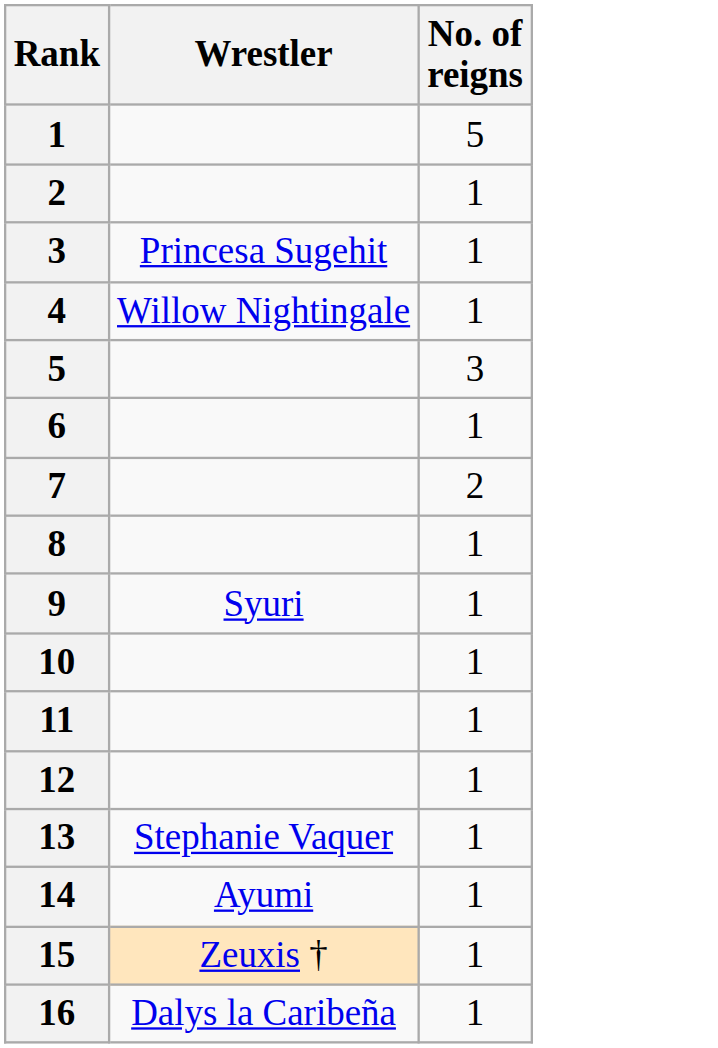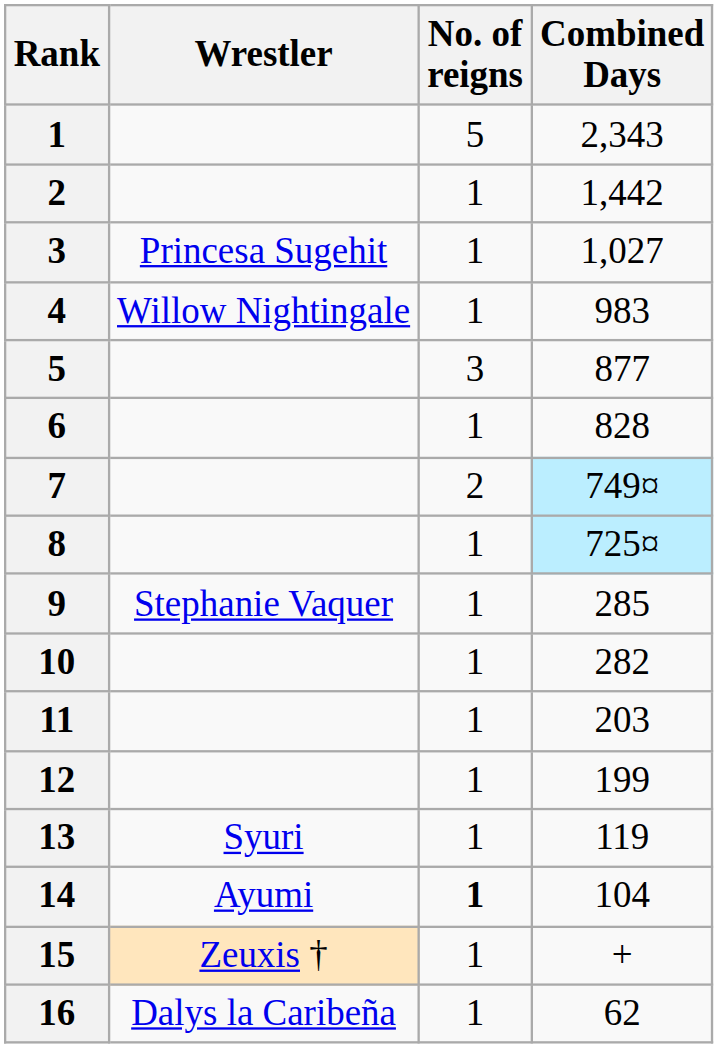+ column: (622, 54)
(264, 602) Syuri -> (264, 602) Stephanie Vaquer
(264, 837) Stephanie Vaquer -> (264, 837) Syuri
(475, 896) normal -> (475, 896) bold
